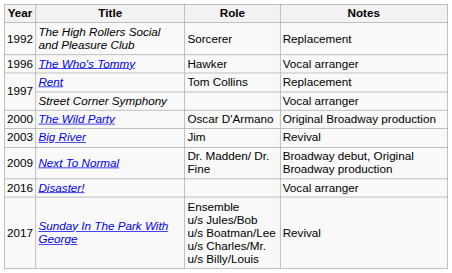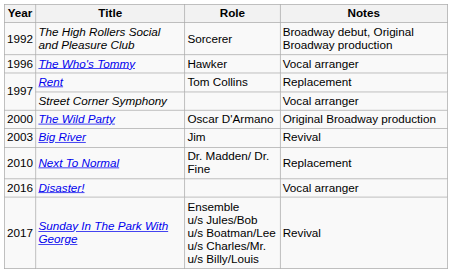(317, 38) Replacement -> (348, 38) Broadway debut, Original Broadway production
(20, 163) 2009 -> (20, 163) 2010
(348, 163) Broadway debut, Original Broadway production -> (317, 163) Replacement
